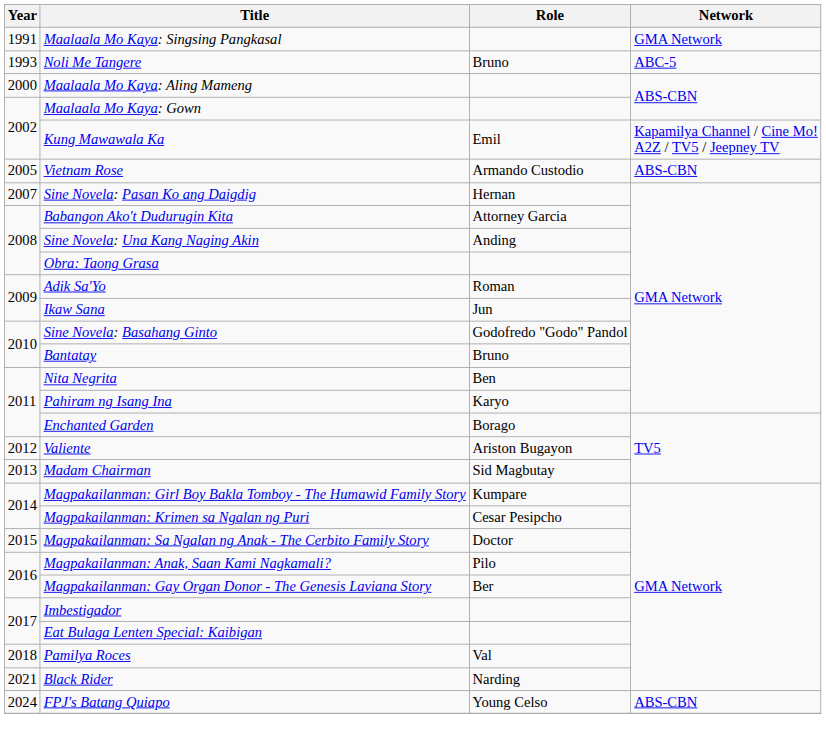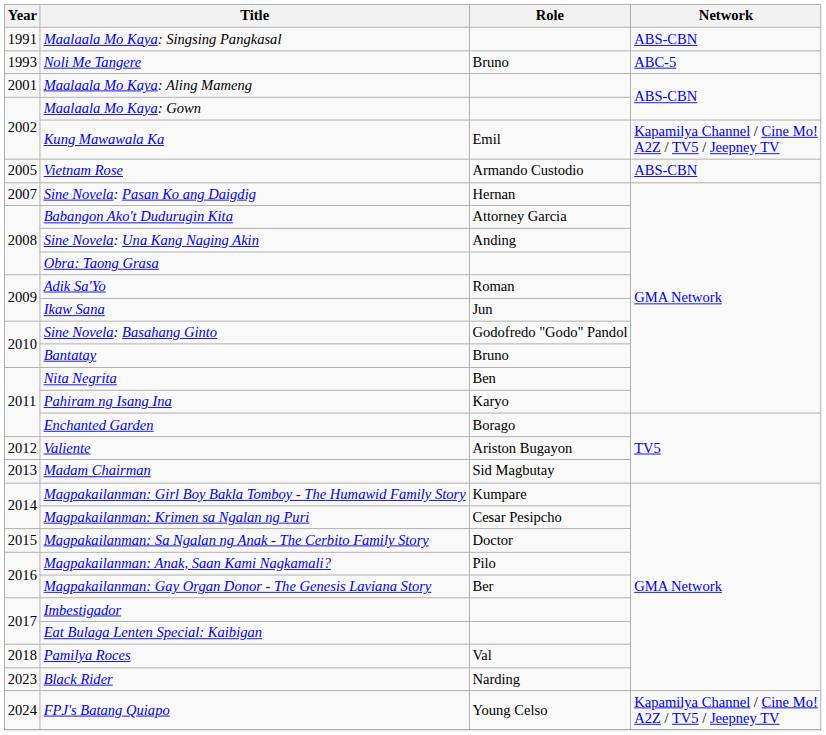(678, 39) GMA Network -> (666, 39) ABS-CBN
(22, 85) 2000 -> (22, 85) 2001
(22, 678) 2021 -> (22, 678) 2023
(666, 702) ABS-CBN -> (726, 710) Kapamilya Channel / Cine Mo! A2Z / TV5 / Jeepney TV
